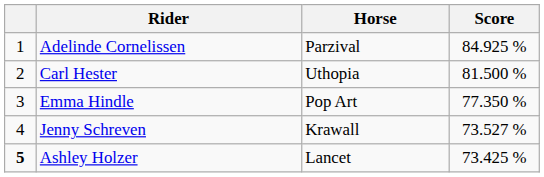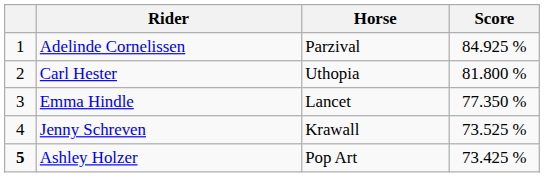(494, 74) 81.500 % -> (494, 74) 81.800 %
(331, 102) Pop Art -> (328, 102) Lancet
(494, 129) 73.527 % -> (494, 129) 73.525 %
(328, 157) Lancet -> (331, 157) Pop Art
